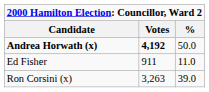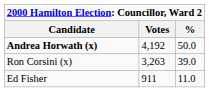(153, 45) bold -> (153, 45) normal
rows swapped: (39, 78) <-> (27, 62)
